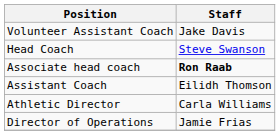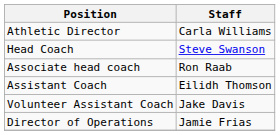rows swapped: (64, 103) <-> (90, 31)
(205, 67) bold -> (205, 67) normal
